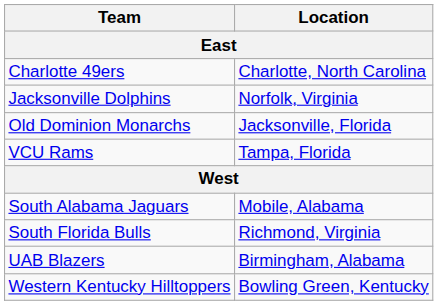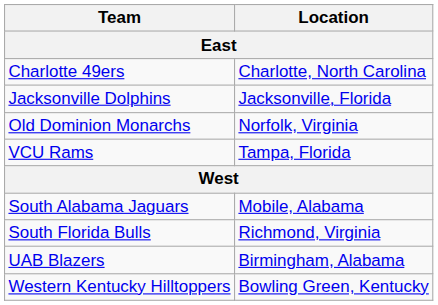(298, 98) Norfolk, Virginia -> (315, 98) Jacksonville, Florida
(315, 125) Jacksonville, Florida -> (298, 125) Norfolk, Virginia
